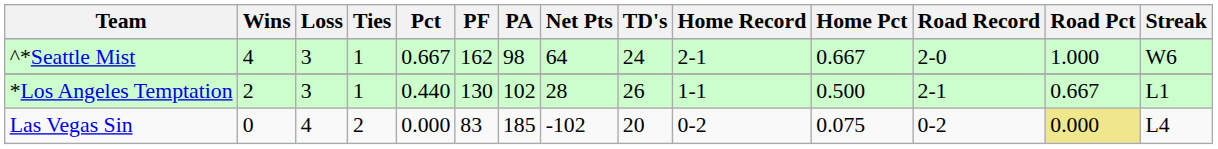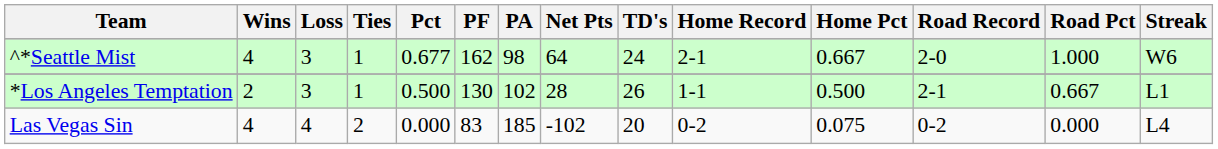(426, 56) 0.667 -> (426, 56) 0.677
(426, 90) 0.440 -> (426, 90) 0.500
(248, 125) 0 -> (248, 125) 4
(1075, 125) khaki background -> (1075, 125) no background
